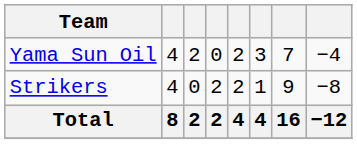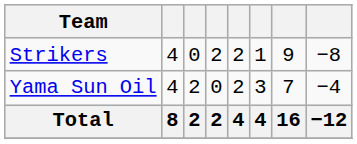rows swapped: (59, 88) <-> (83, 55)
